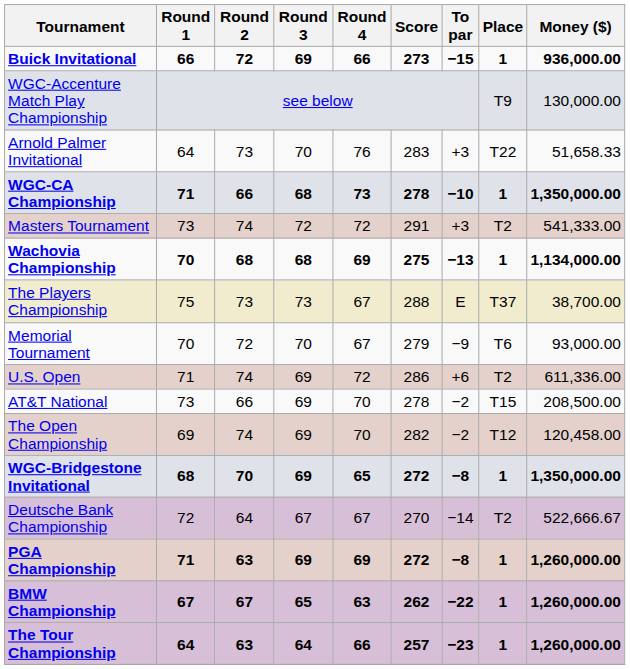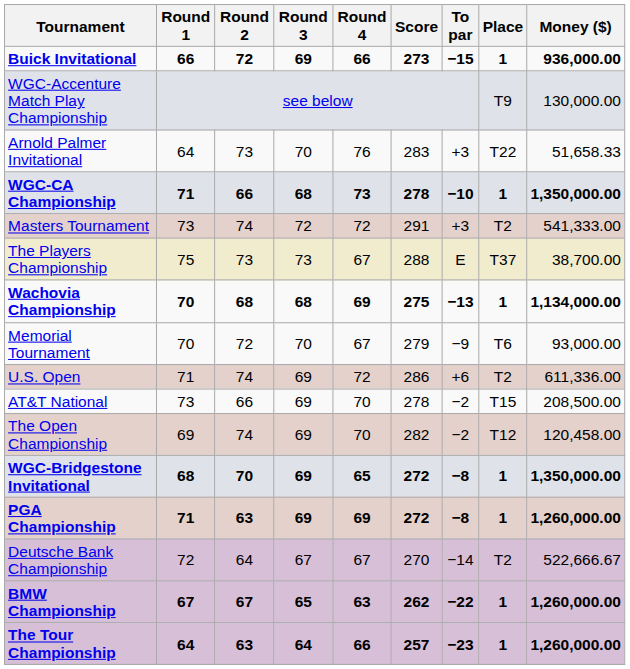rows swapped: (62, 260) <-> (58, 301)
rows swapped: (62, 560) <-> (61, 518)
